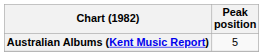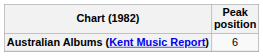(235, 42) 5 -> (235, 42) 6
